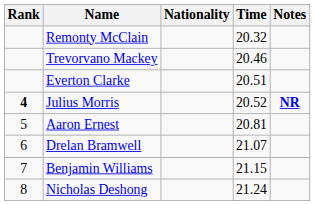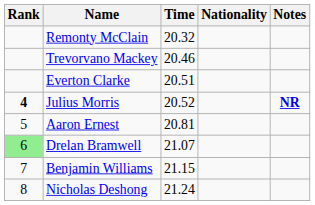columns swapped: (197, 15) <-> (251, 15)
(24, 146) no background -> (24, 146) lightgreen background
